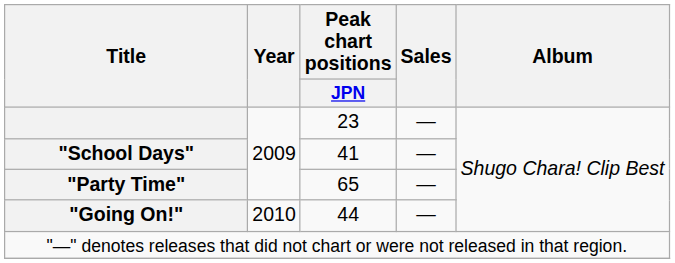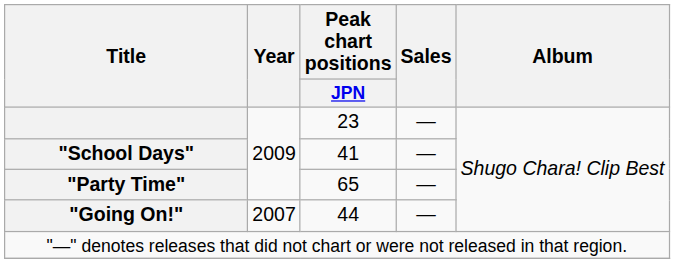(274, 215) 2010 -> (274, 215) 2007
